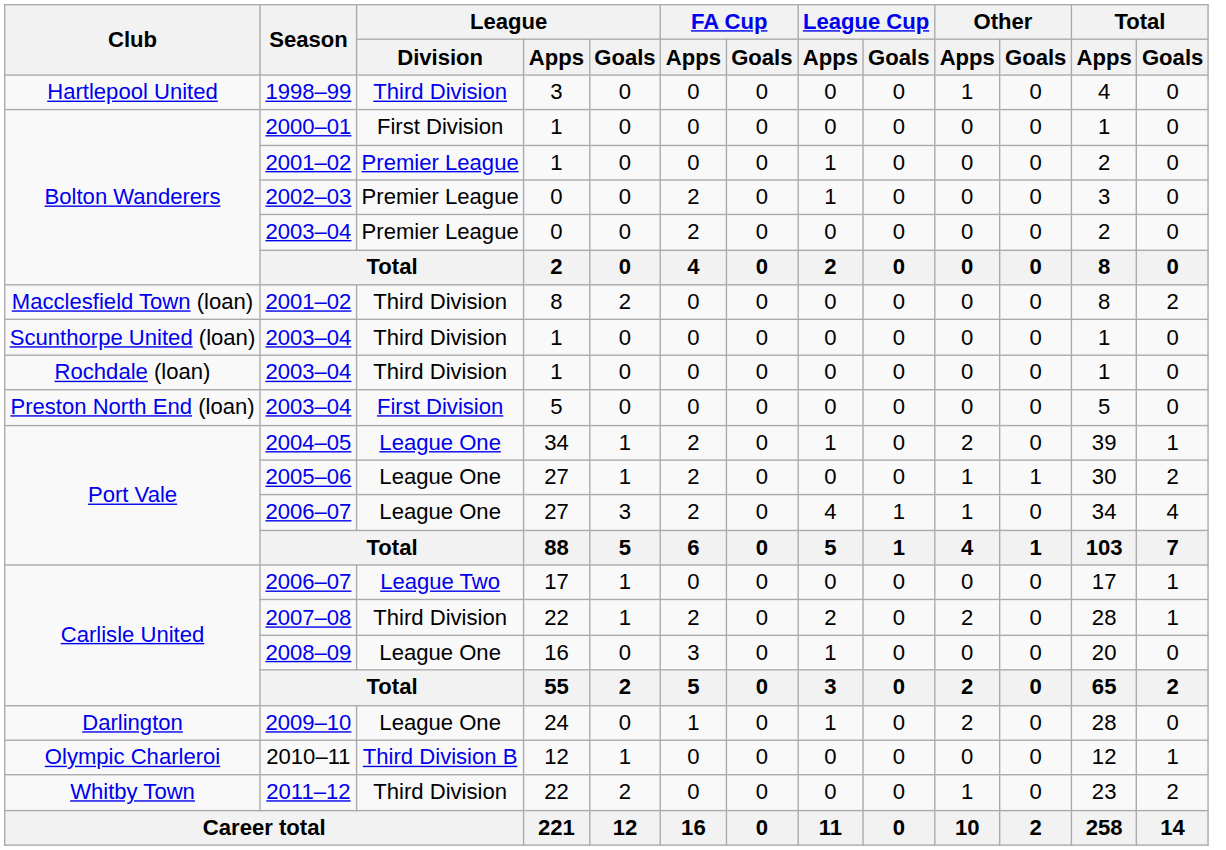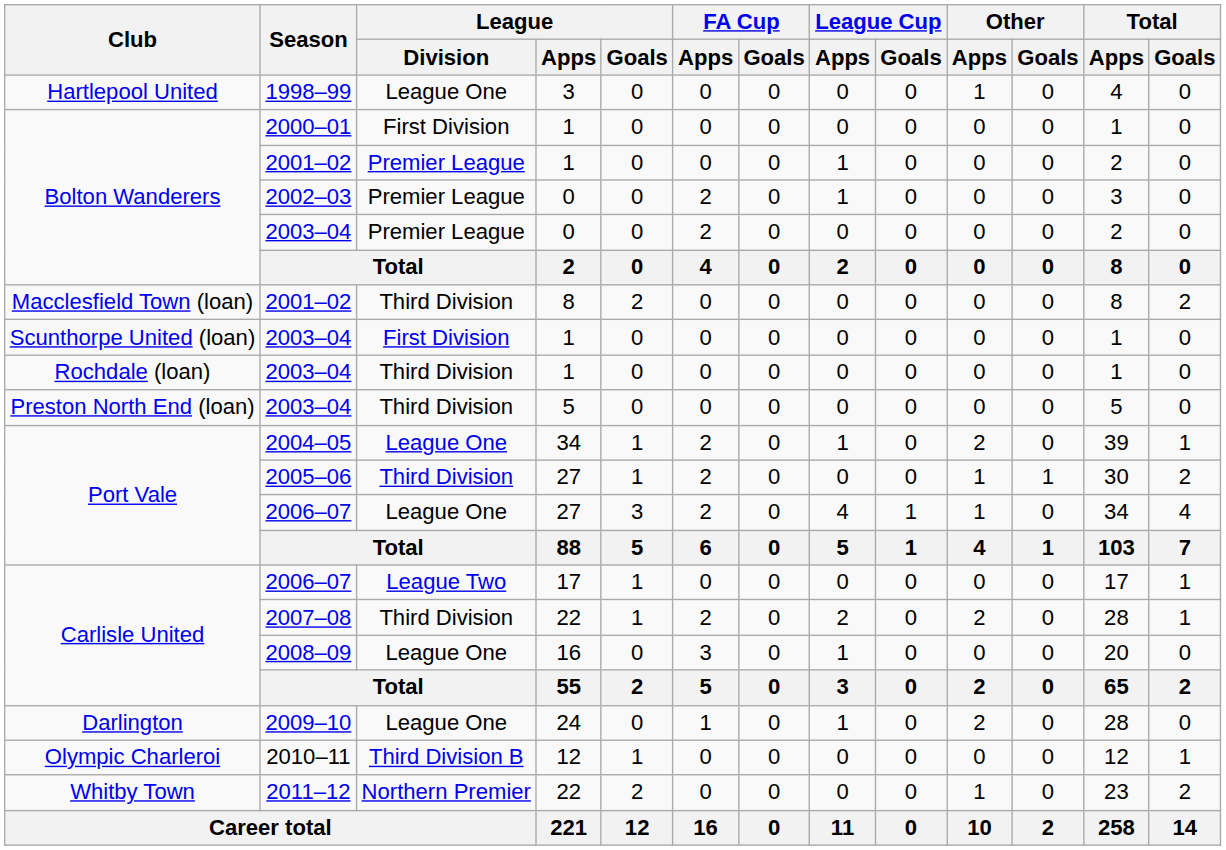(440, 92) Third Division -> (446, 92) League One
(440, 337) Third Division -> (446, 337) First Division
(440, 407) First Division -> (446, 407) Third Division
(440, 477) League One -> (446, 477) Third Division
(440, 792) Third Division -> (446, 792) Northern Premier
